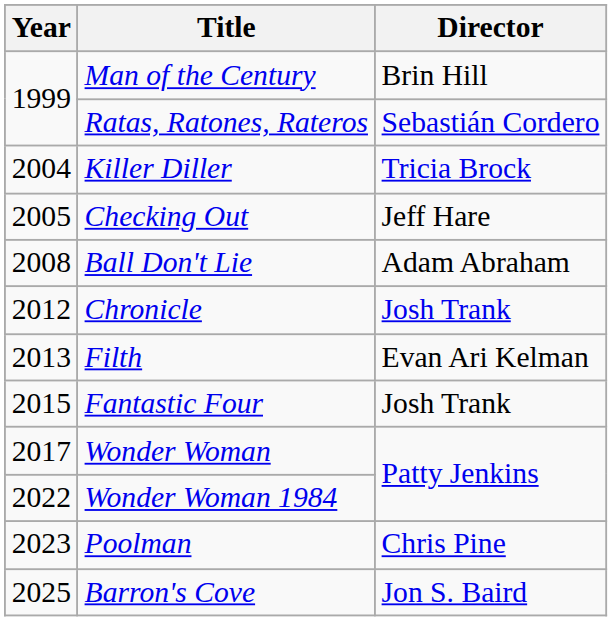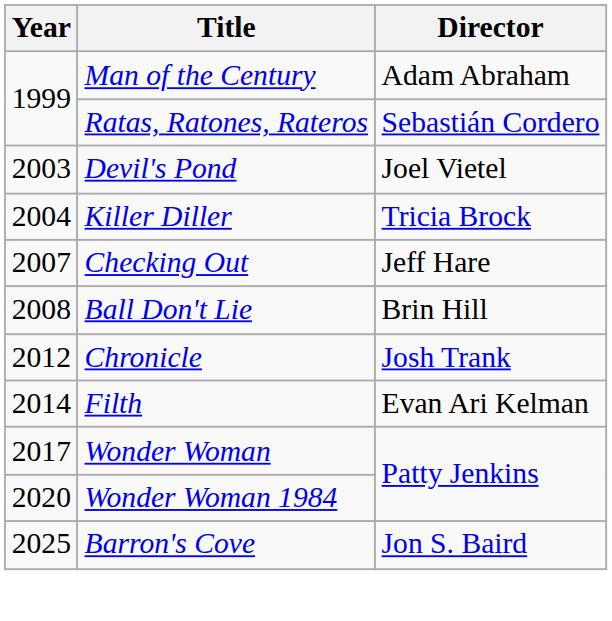(435, 74) Brin Hill -> (476, 74) Adam Abraham
+ row: (161, 168)
(41, 215) 2005 -> (41, 262) 2007
(476, 262) Adam Abraham -> (435, 309) Brin Hill
(41, 356) 2013 -> (41, 403) 2014
- row: (174, 403)
(41, 497) 2022 -> (41, 497) 2020
- row: (138, 544)
